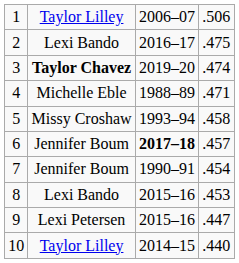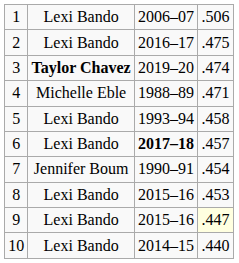(82, 17) Taylor Lilley -> (81, 17) Lexi Bando
(82, 118) Missy Croshaw -> (81, 118) Lexi Bando
(82, 144) Jennifer Boum -> (81, 144) Lexi Bando
(82, 220) Lexi Petersen -> (81, 220) Lexi Bando
(216, 220) no background -> (215, 220) lightyellow background
(82, 245) Taylor Lilley -> (81, 245) Lexi Bando
